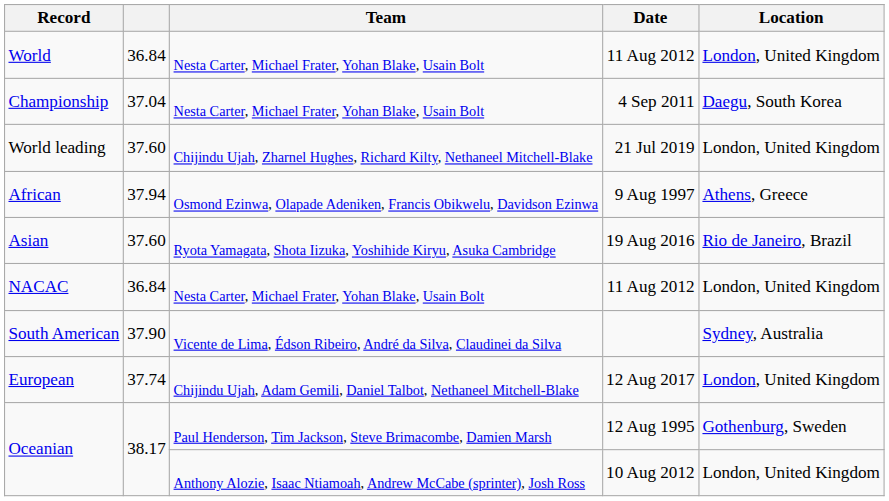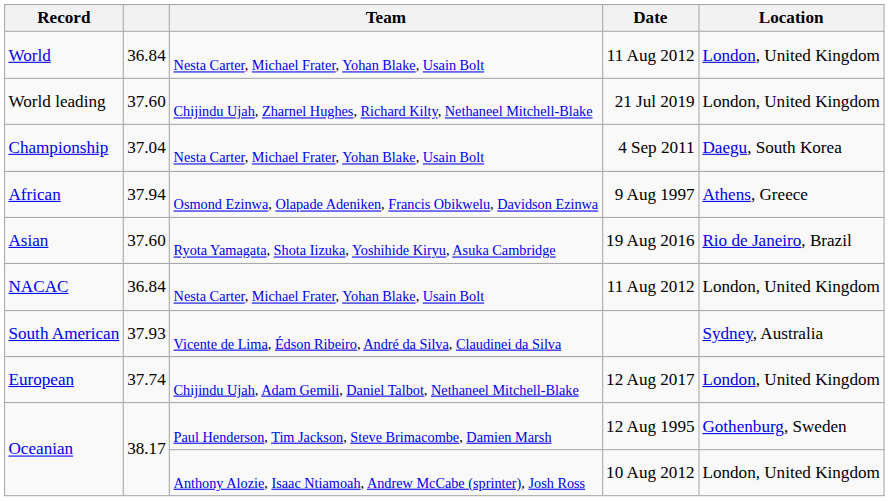rows swapped: (58, 101) <-> (57, 147)
(146, 333) 37.90 -> (146, 333) 37.93
